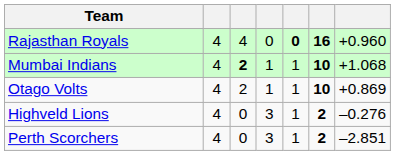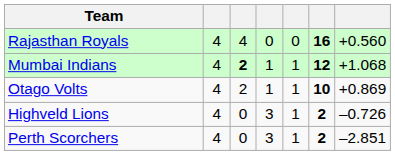(296, 41) bold -> (296, 41) normal
(362, 41) +0.960 -> (362, 41) +0.560
(322, 65) 10 -> (322, 65) 12
(362, 114) –0.276 -> (362, 114) –0.726
